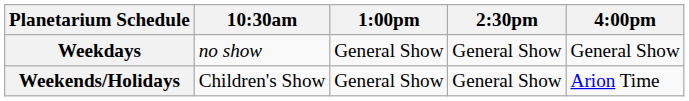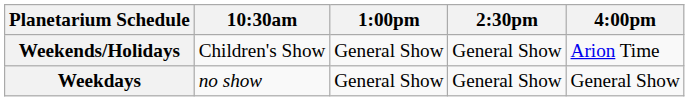rows swapped: (99, 50) <-> (99, 80)
